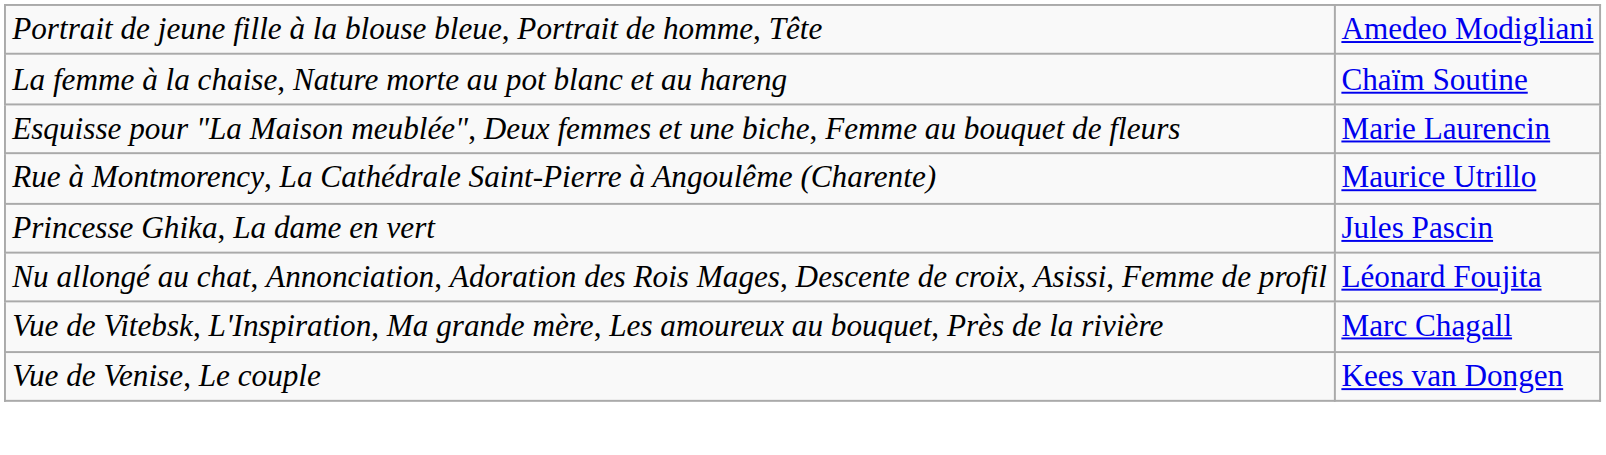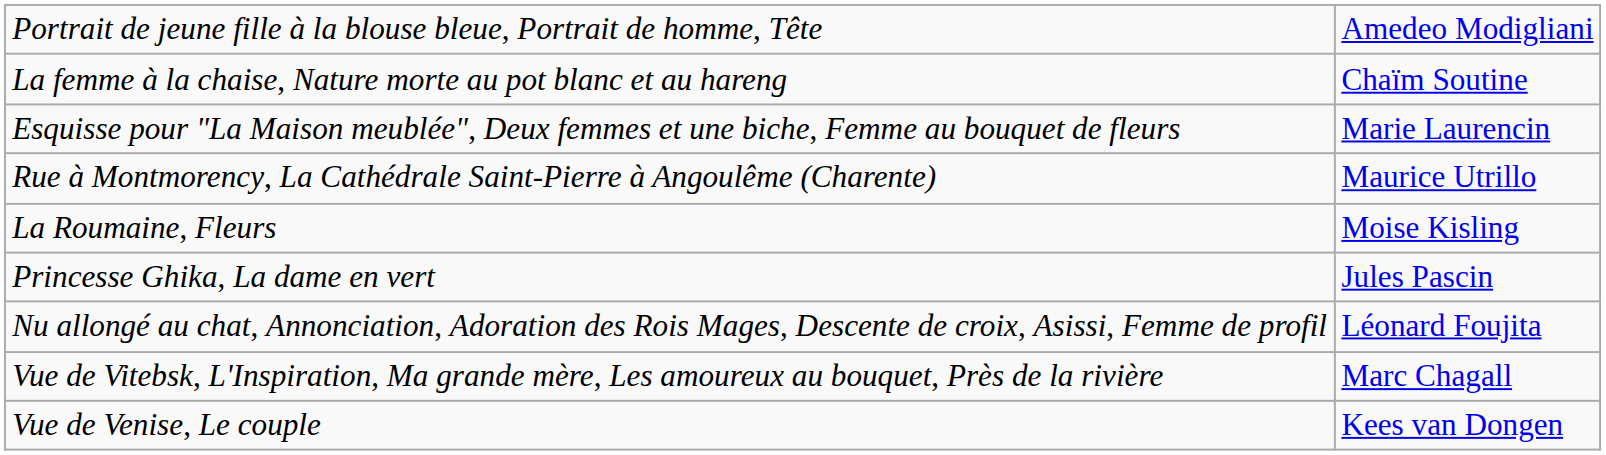+ row: (144, 227)
